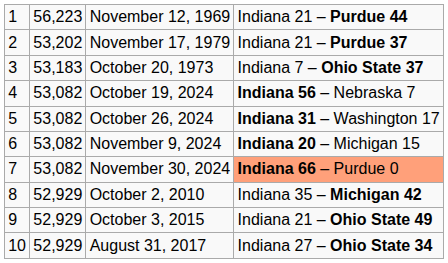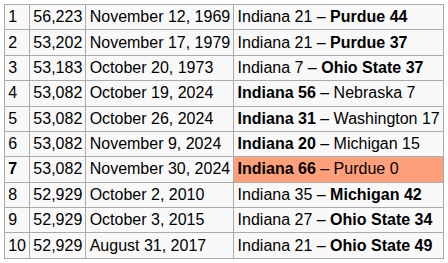(13, 169) normal -> (13, 169) bold
(335, 220) Indiana 21 – Ohio State 49 -> (335, 220) Indiana 27 – Ohio State 34
(335, 245) Indiana 27 – Ohio State 34 -> (335, 245) Indiana 21 – Ohio State 49
